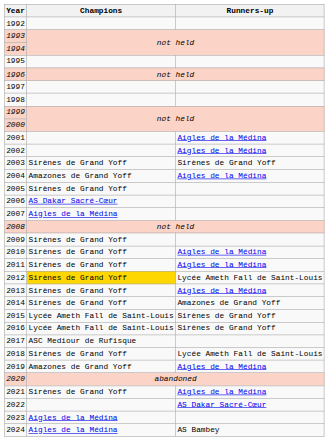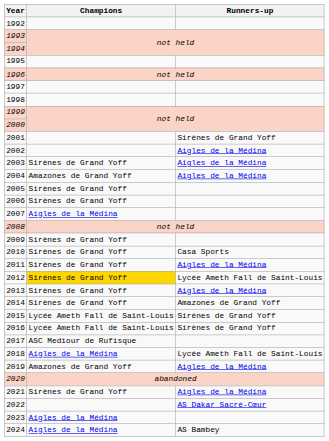(222, 138) Aigles de la Médina -> (227, 138) Sirènes de Grand Yoff
(227, 163) Sirènes de Grand Yoff -> (222, 163) Aigles de la Médina
(73, 201) AS Dakar Sacré-Cœur -> (78, 201) Sirènes de Grand Yoff
(222, 252) Aigles de la Médina -> (203, 252) Casa Sports
(78, 354) Sirènes de Grand Yoff -> (73, 354) Aigles de la Médina
